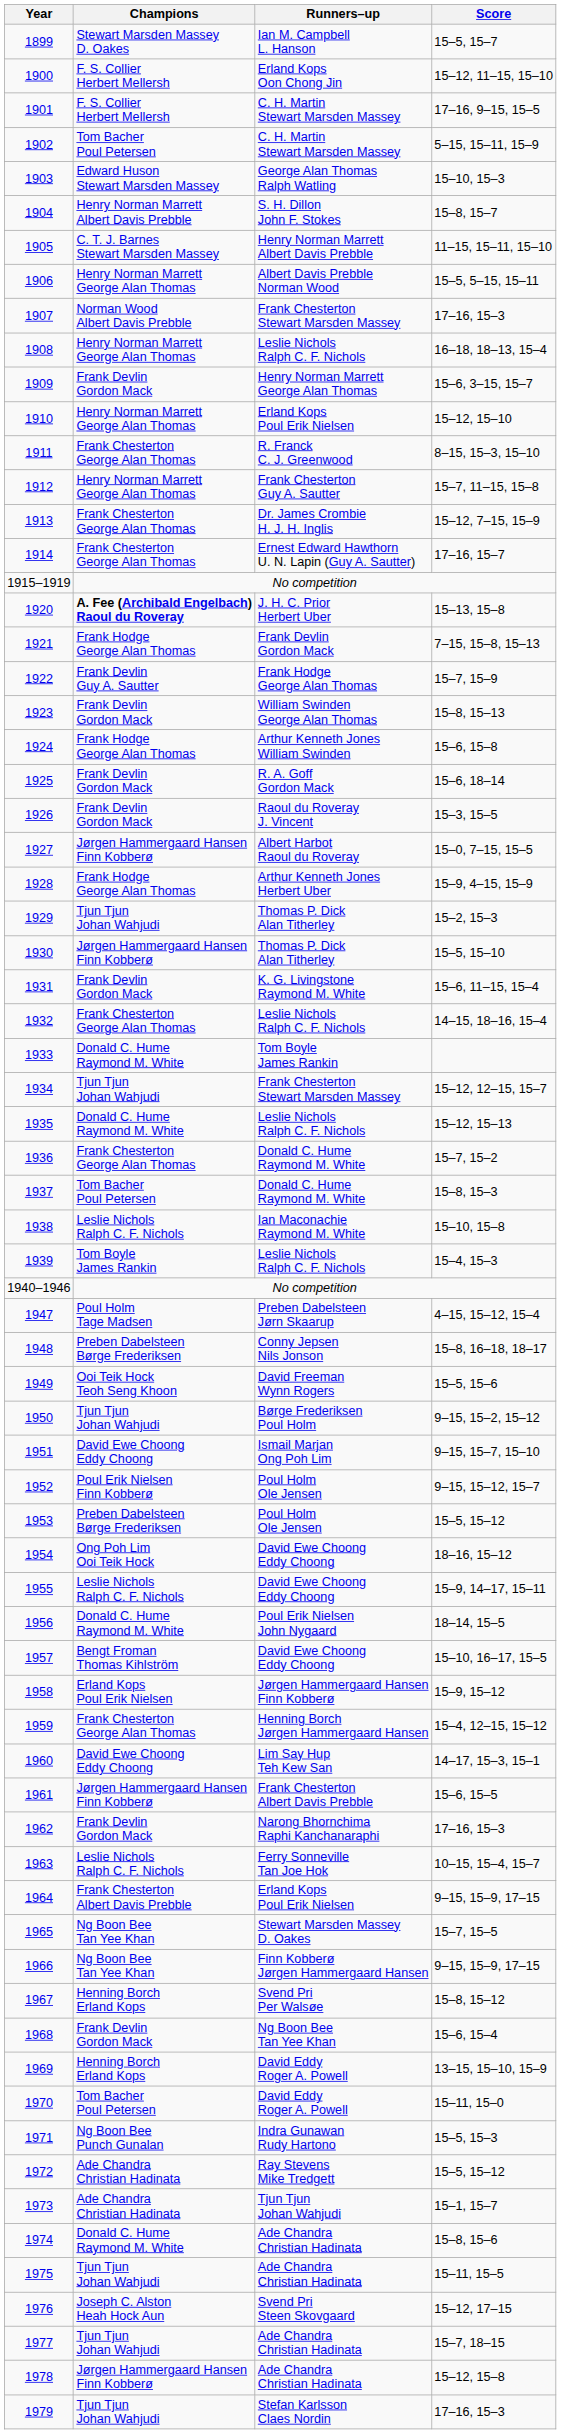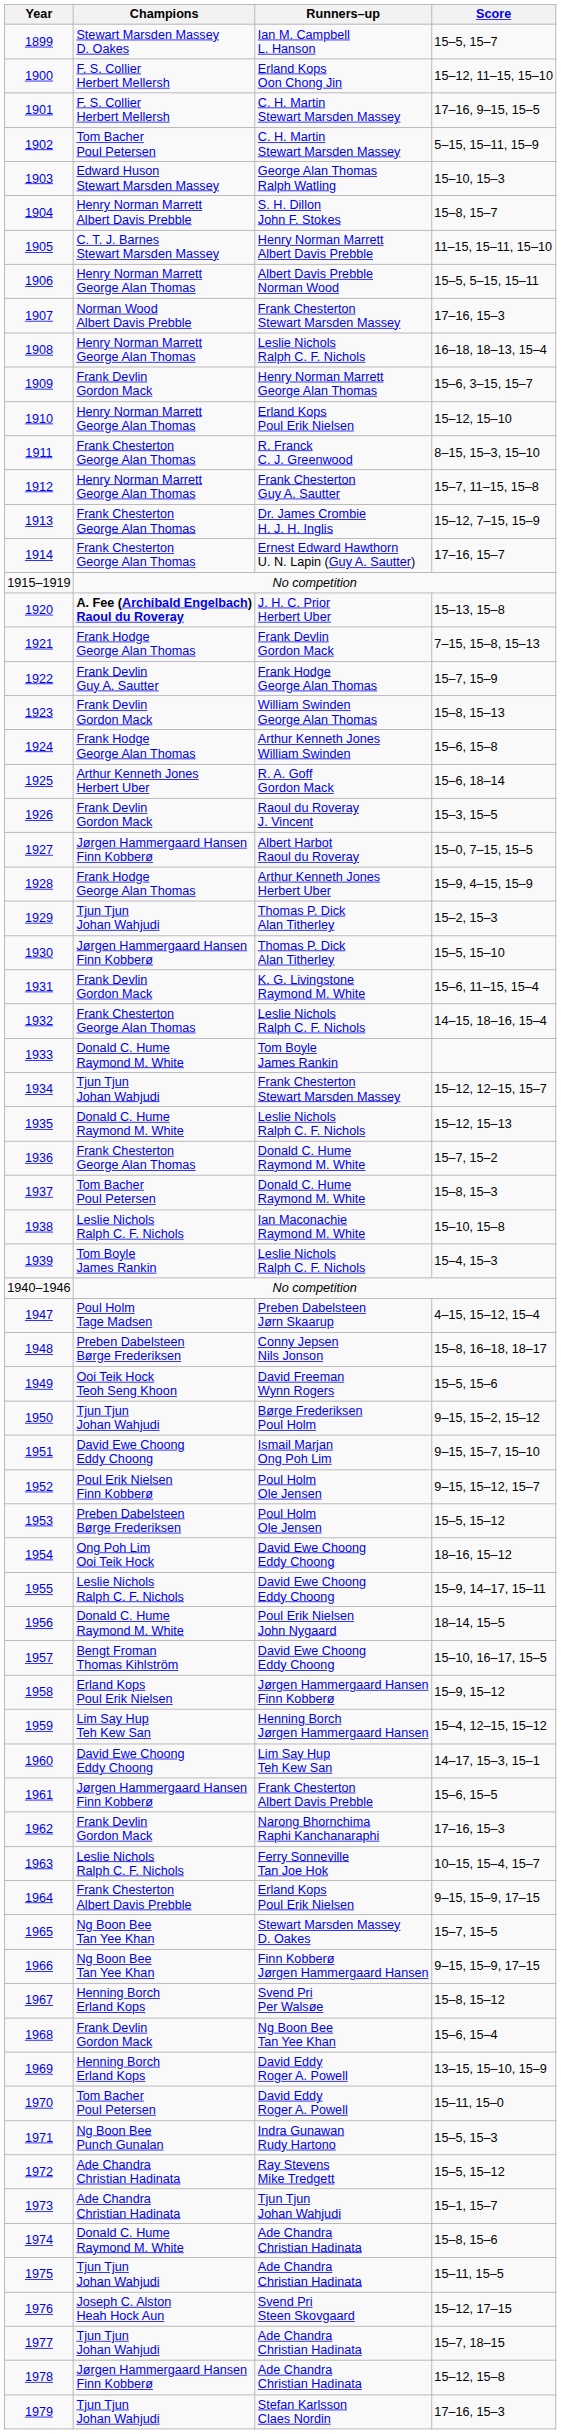(114, 781) Frank Devlin Gordon Mack -> (138, 781) Arthur Kenneth Jones Herbert Uber
(136, 1726) Frank Chesterton George Alan Thomas -> (114, 1726) Lim Say Hup Teh Kew San
